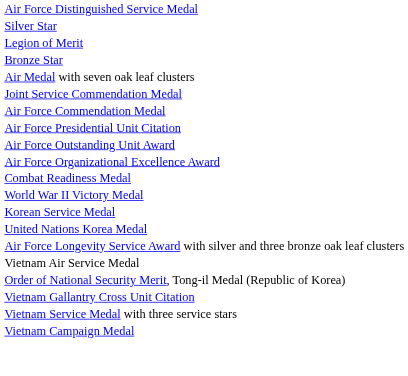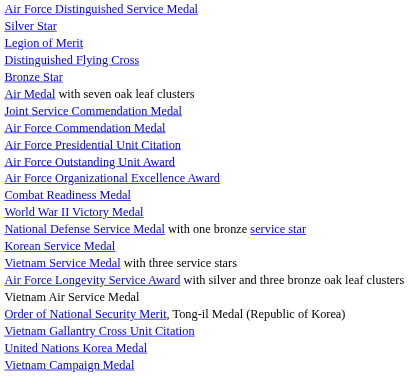+ row: (72, 60)
+ row: (155, 229)
rows swapped: (121, 314) <-> (76, 229)
